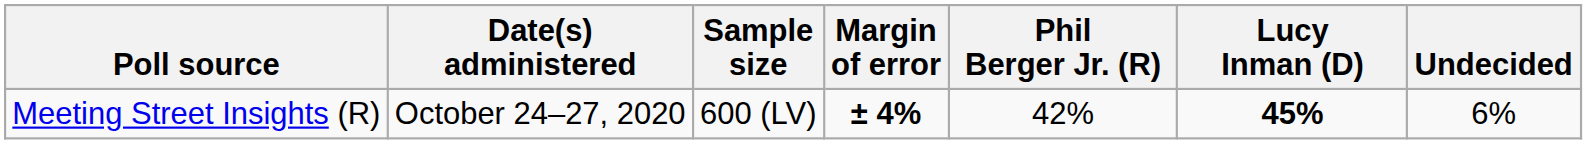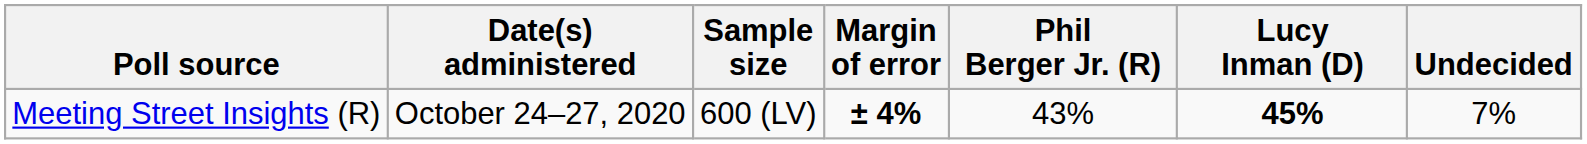(1063, 113) 42% -> (1063, 113) 43%
(1494, 113) 6% -> (1494, 113) 7%
